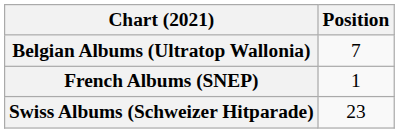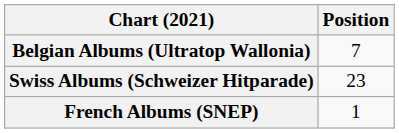rows swapped: (161, 81) <-> (161, 111)
